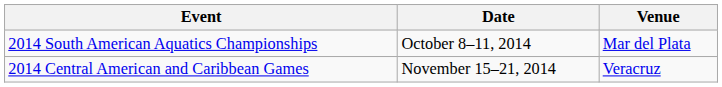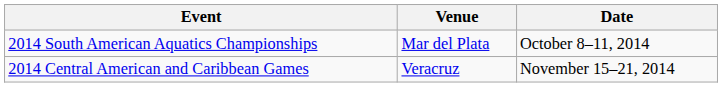columns swapped: (498, 17) <-> (658, 17)
